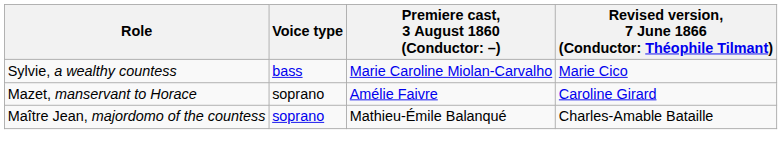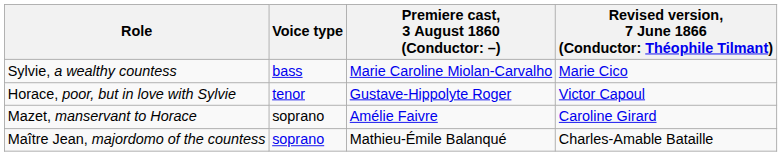+ row: (122, 93)
